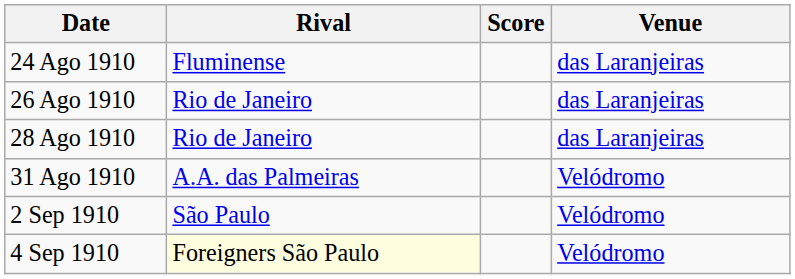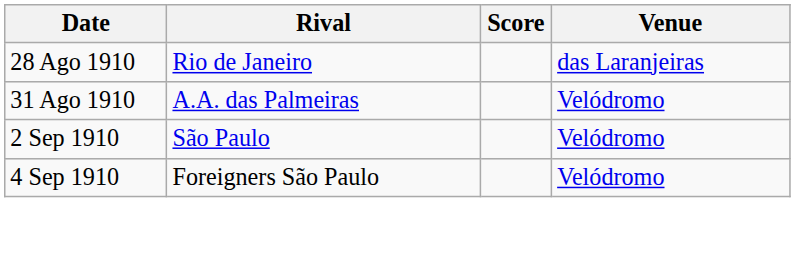- row: (73, 61)
- row: (73, 100)
(276, 253) lightyellow background -> (276, 176) no background
